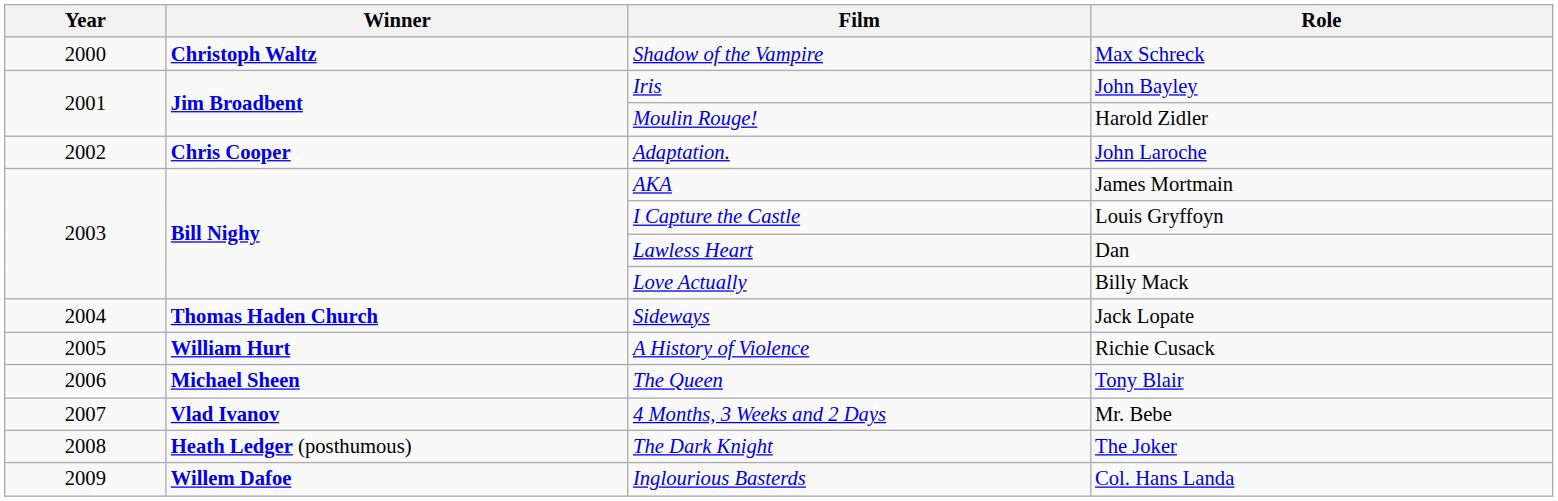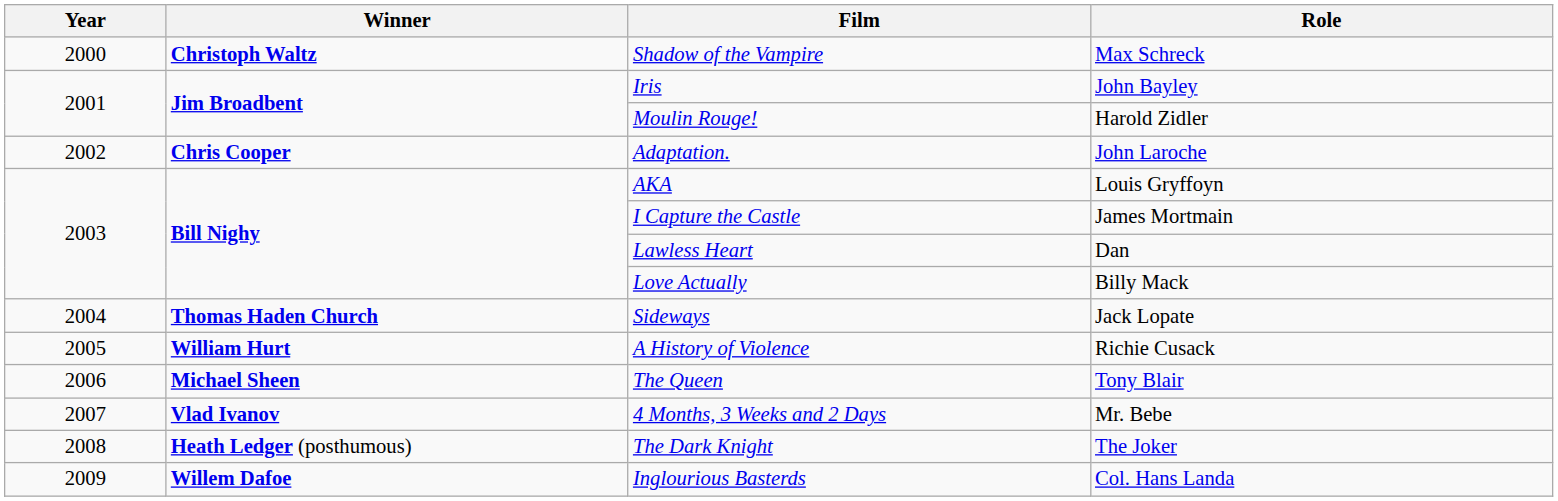(1164, 184) James Mortmain -> (1159, 184) Louis Gryffoyn
(1159, 217) Louis Gryffoyn -> (1164, 217) James Mortmain
